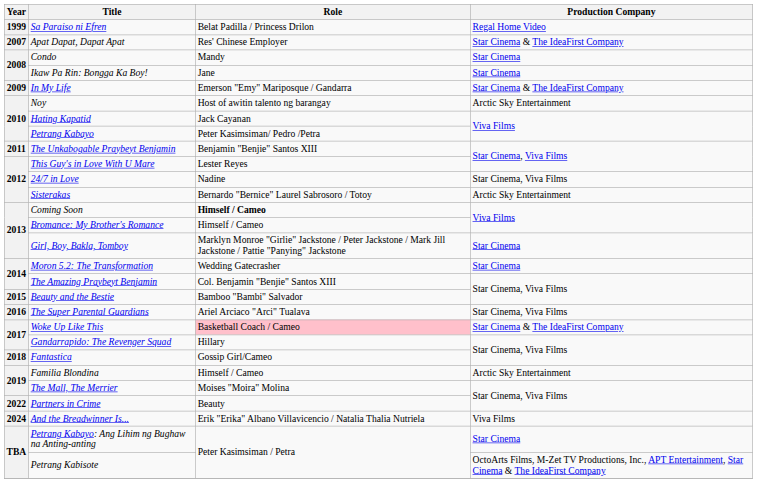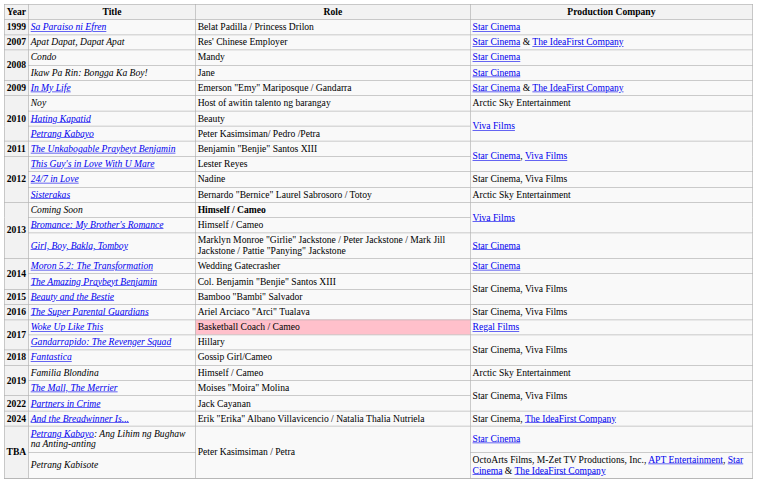(509, 27) Regal Home Video -> (496, 27) Star Cinema
(224, 118) Jack Cayanan -> (211, 118) Beauty
(548, 327) Star Cinema & The IdeaFirst Company -> (496, 327) Regal Films
(211, 403) Beauty -> (224, 403) Jack Cayanan
(494, 418) Viva Films -> (544, 418) Star Cinema, The IdeaFirst Company
